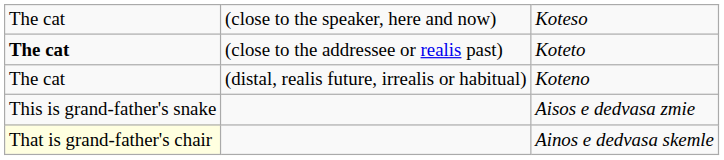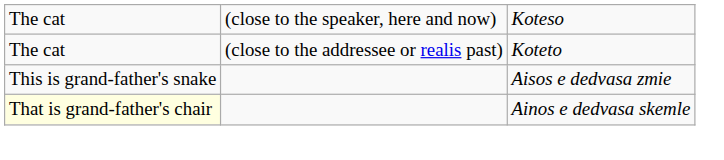(39, 49) bold -> (37, 49) normal
- row: (562, 79)
